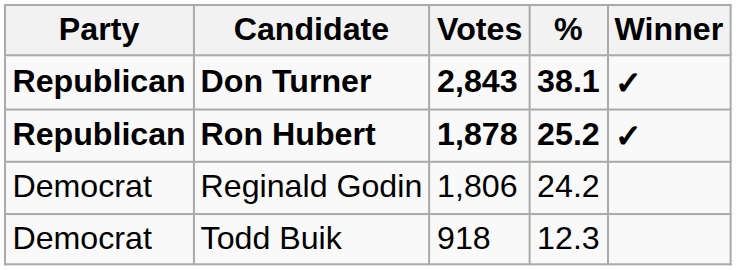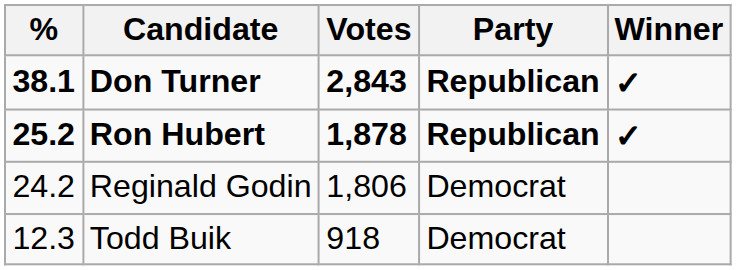columns swapped: (99, 30) <-> (568, 30)
